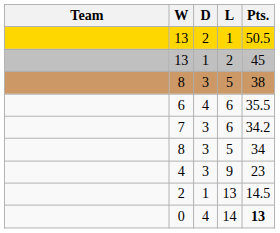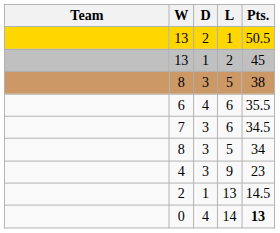(258, 127) 34.2 -> (258, 127) 34.5
